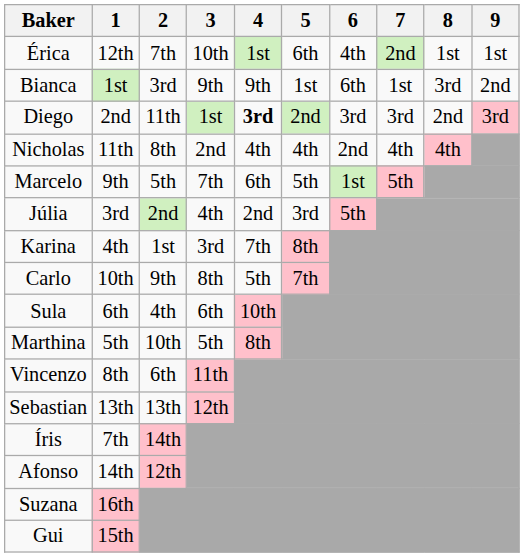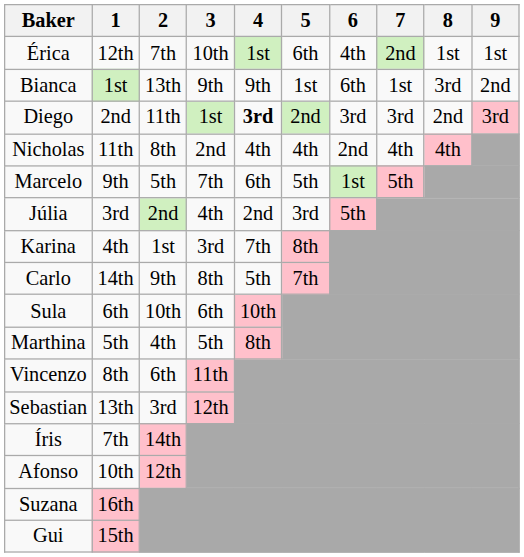(163, 85) 3rd -> (163, 85) 13th
(116, 278) 10th -> (116, 278) 14th
(163, 310) 4th -> (163, 310) 10th
(163, 342) 10th -> (163, 342) 4th
(163, 407) 13th -> (163, 407) 3rd
(116, 471) 14th -> (116, 471) 10th
